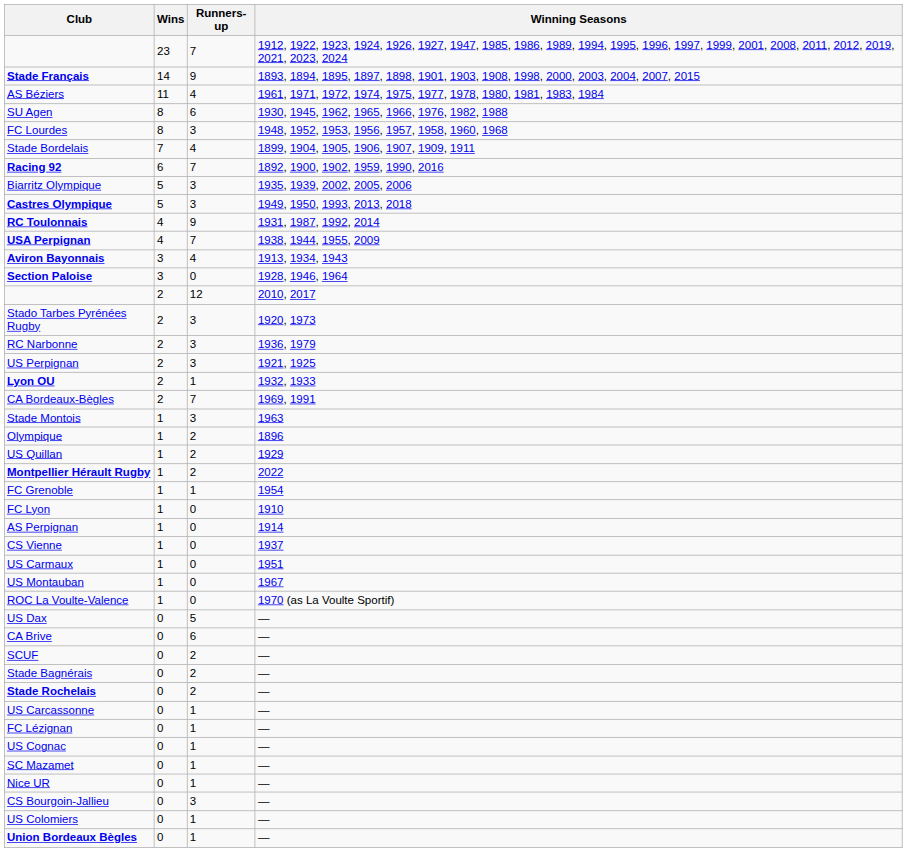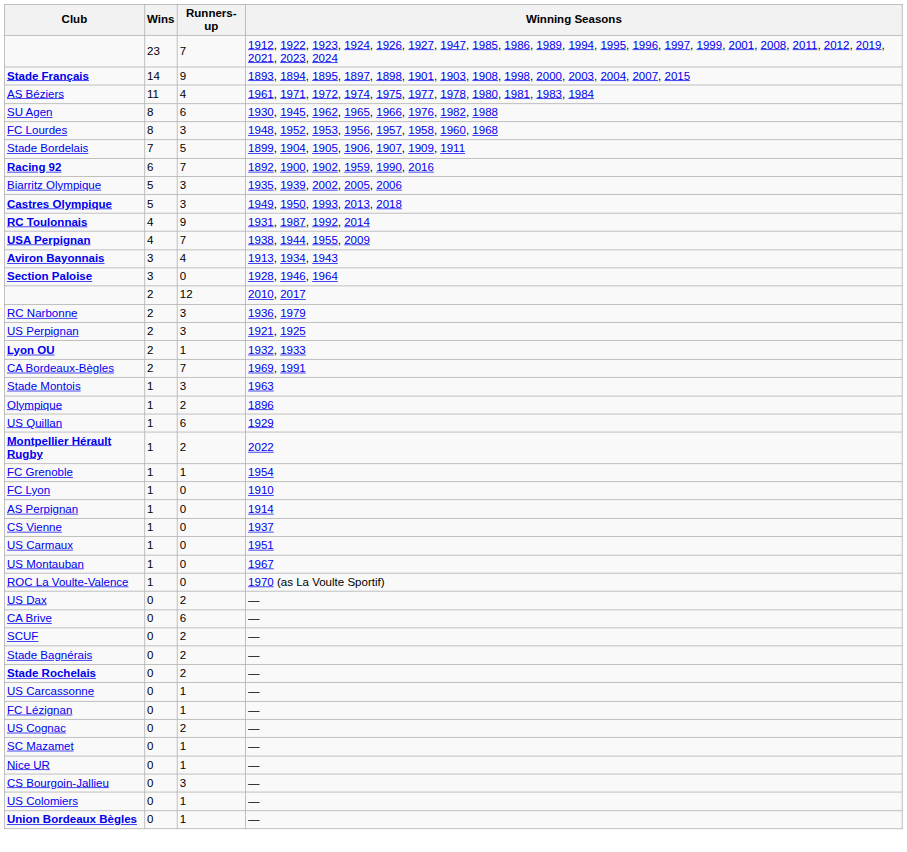(193, 149) 4 -> (183, 149) 5
- row: (67, 320)
(193, 454) 2 -> (183, 423) 6
(193, 618) 5 -> (183, 600) 2
(193, 746) 1 -> (183, 728) 2
